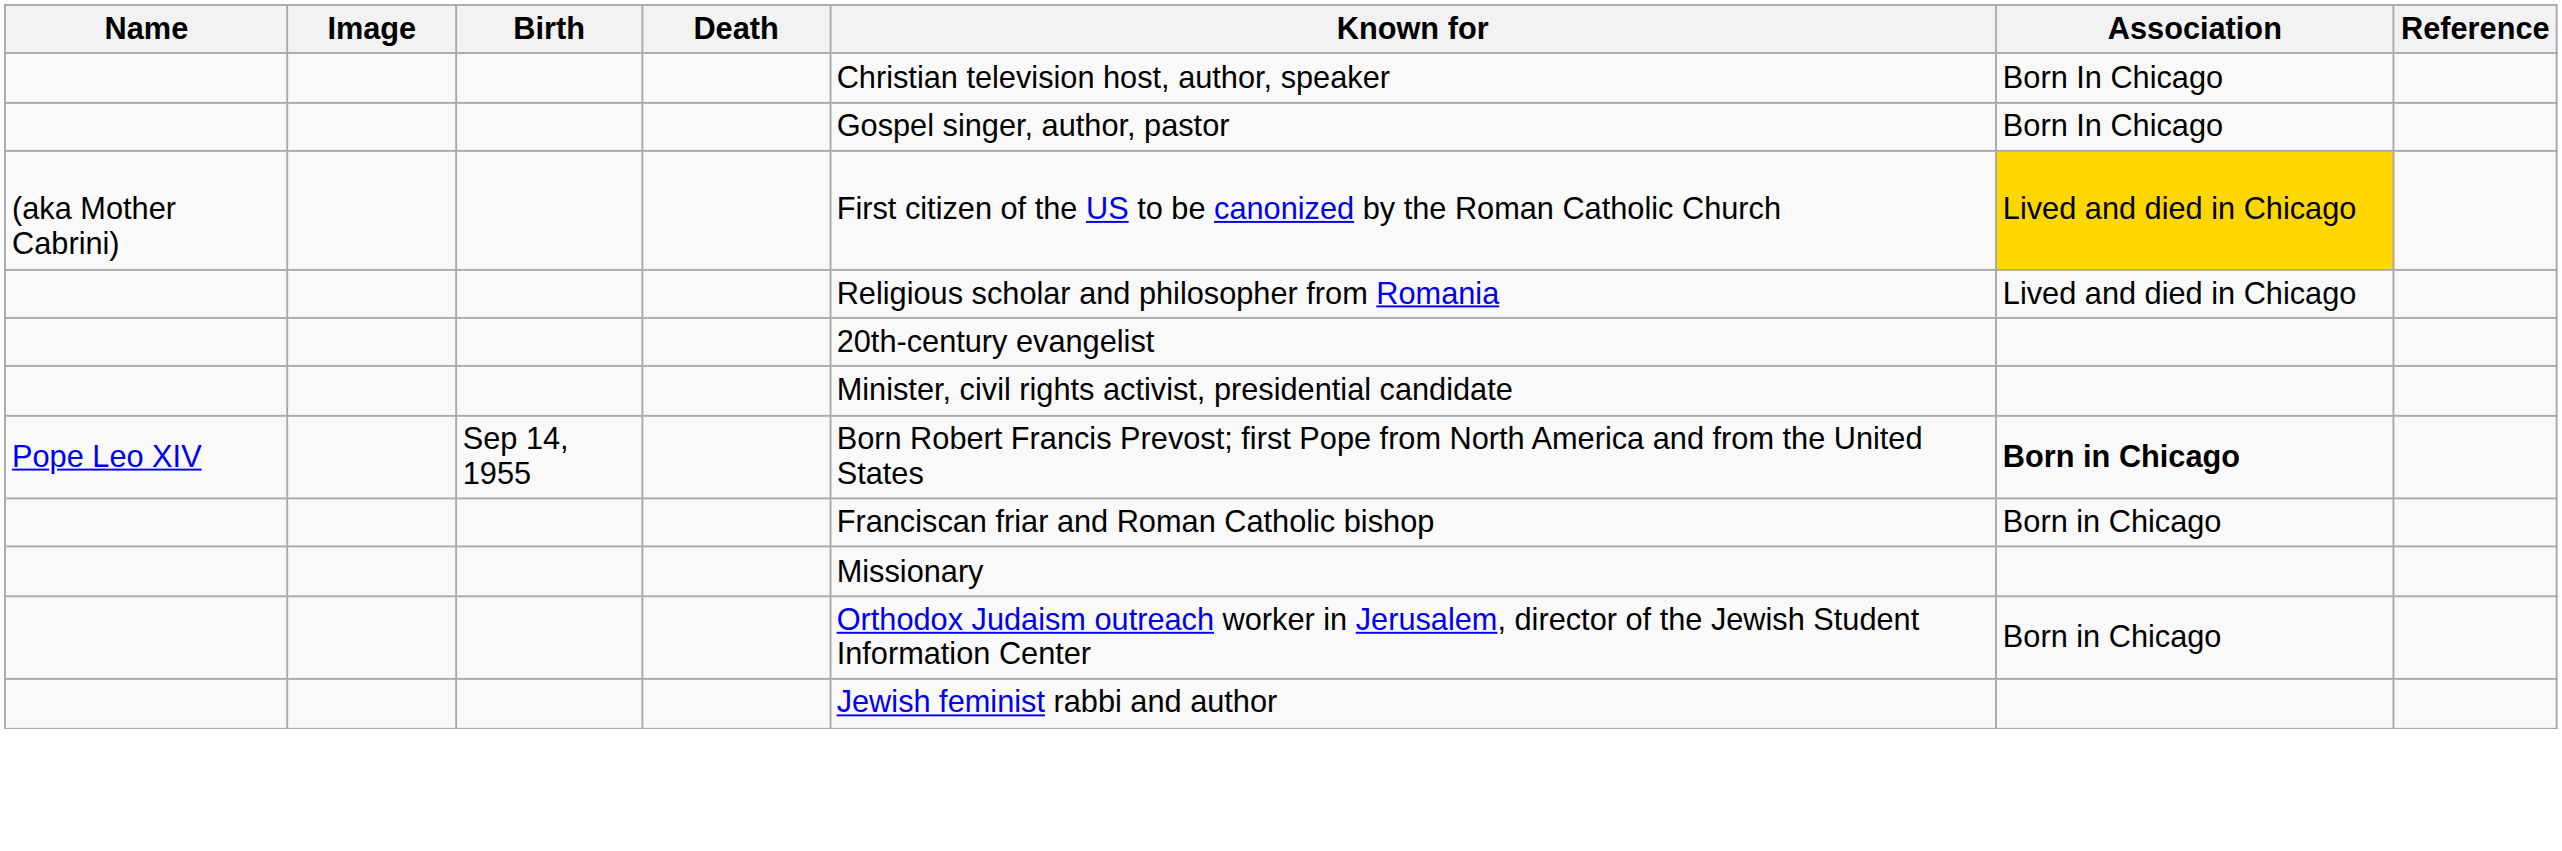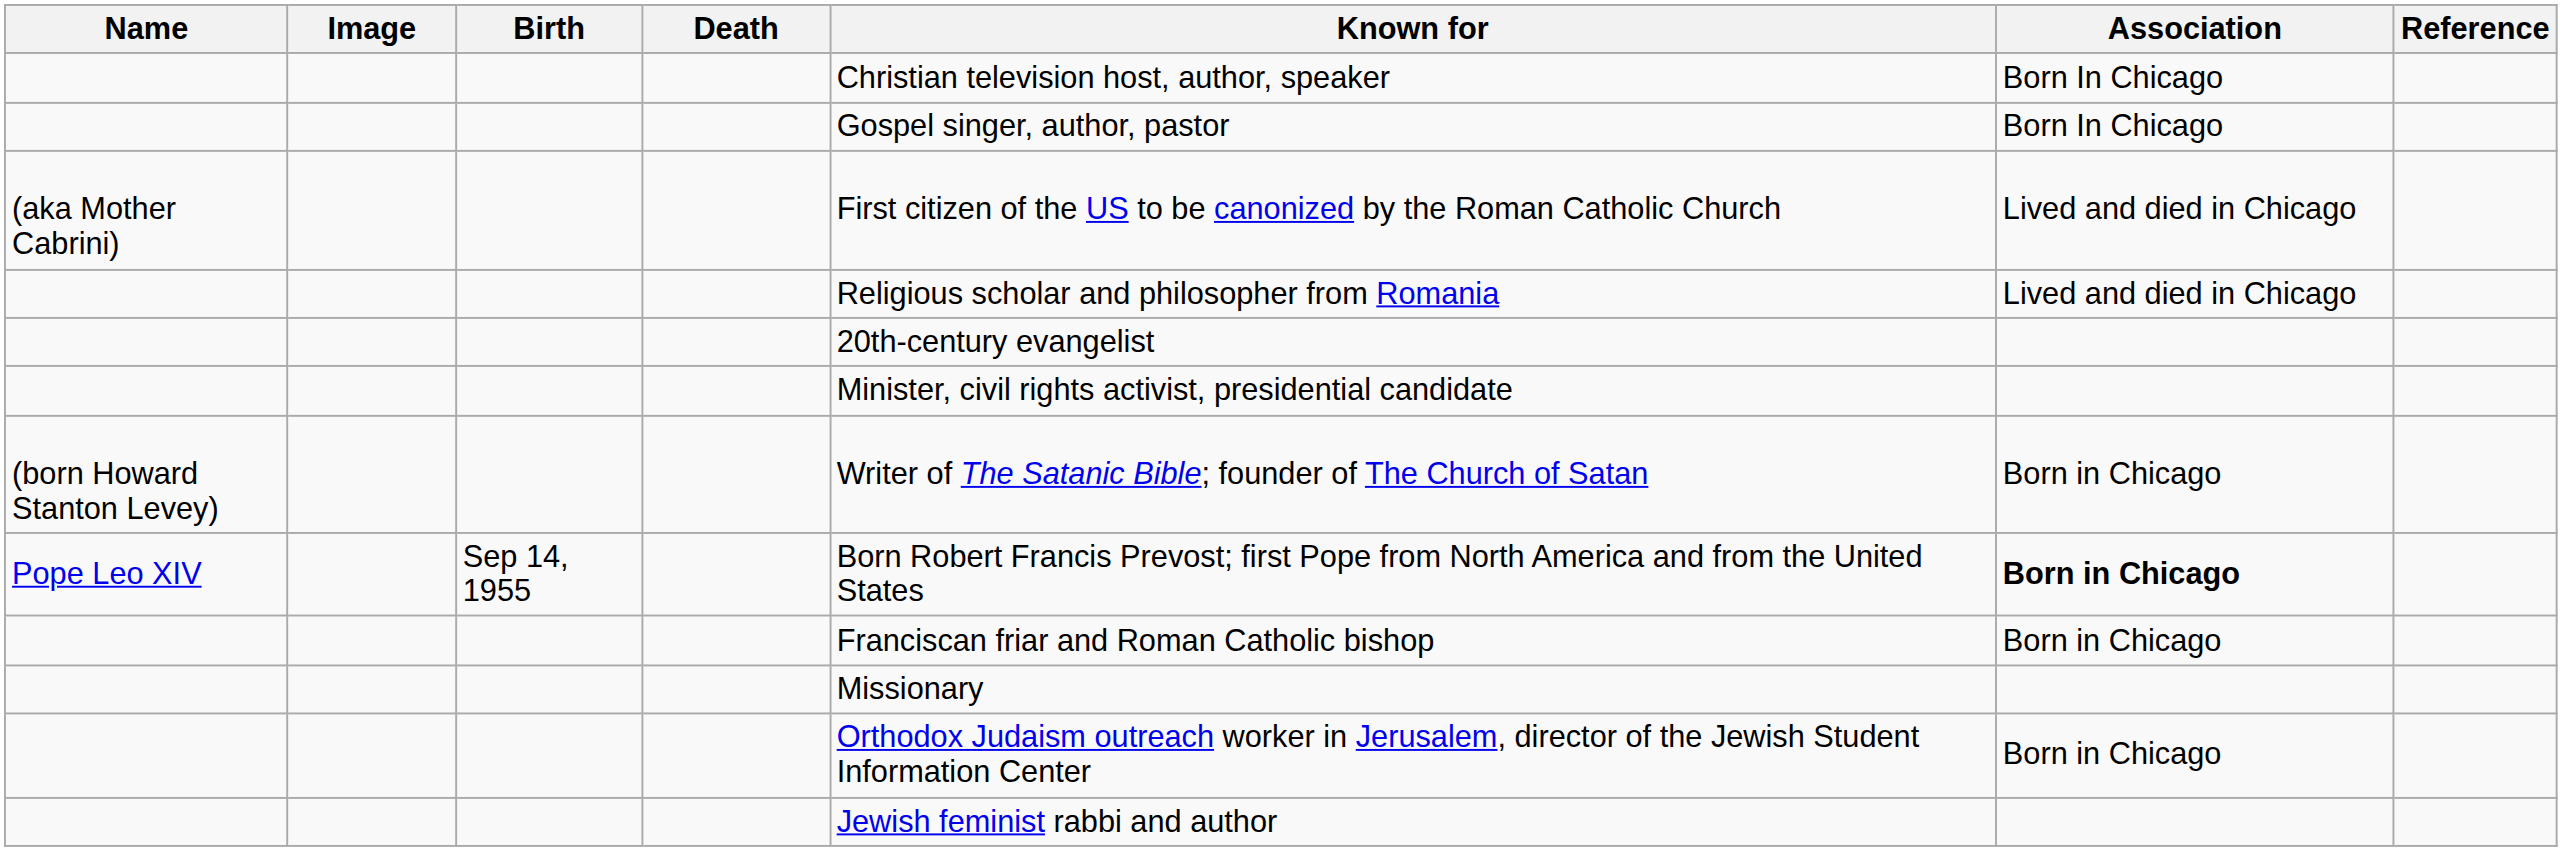(2180, 209) gold background -> (2180, 209) no background
+ row: (115, 490)
